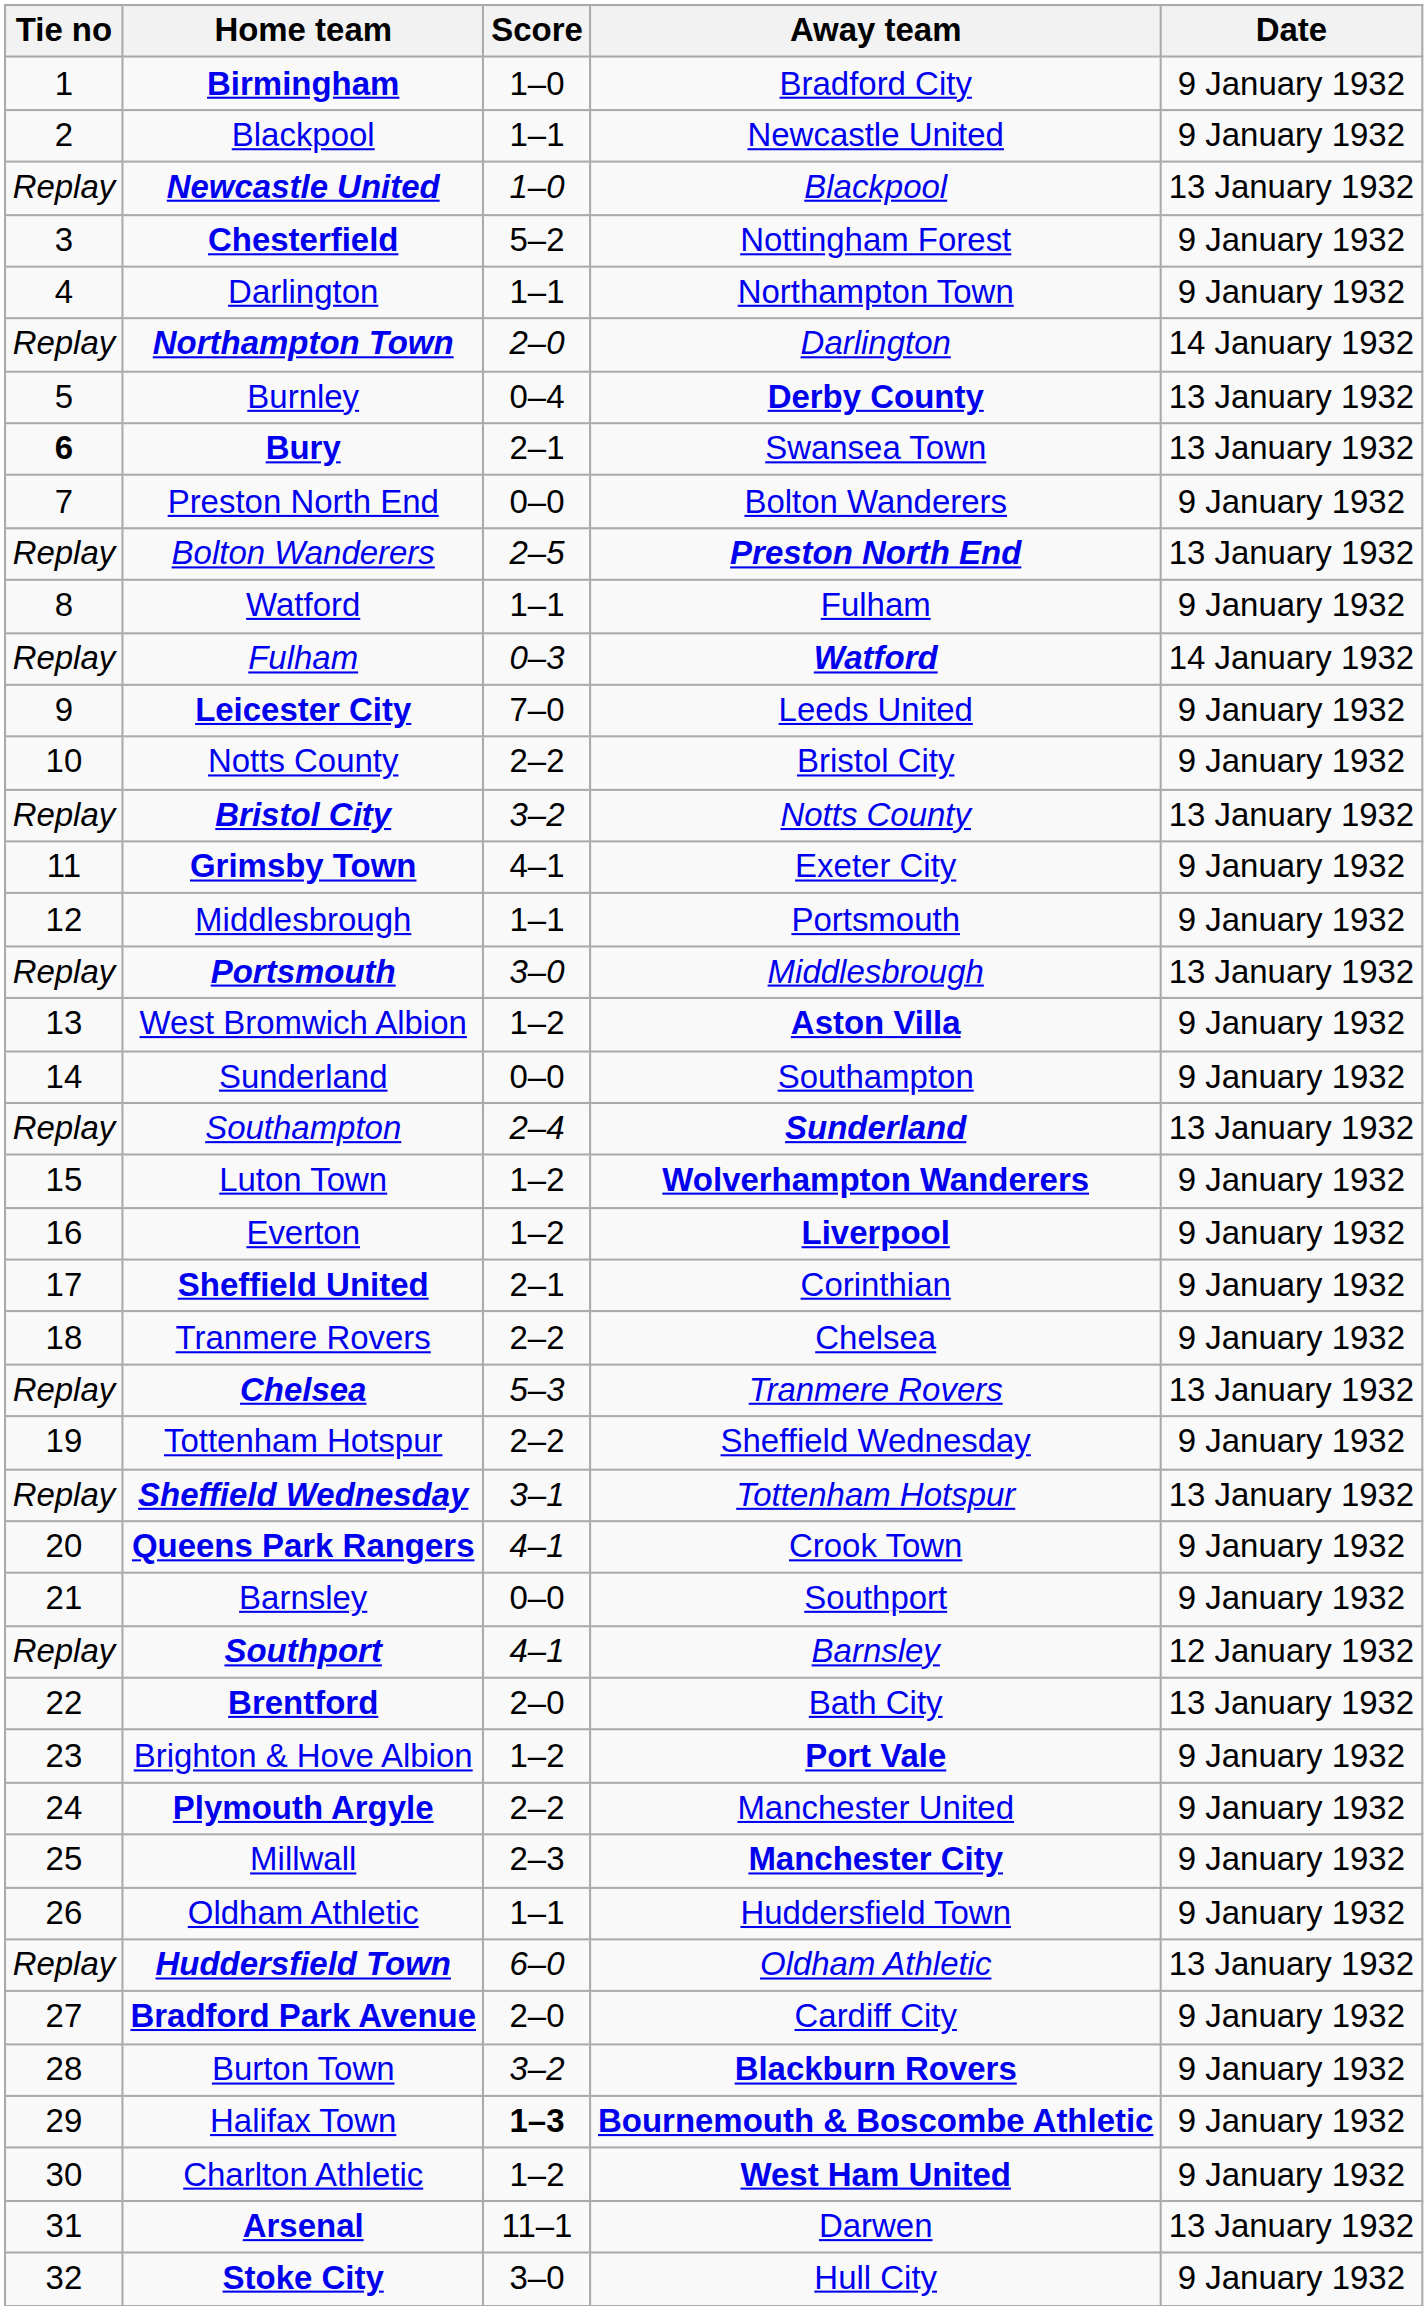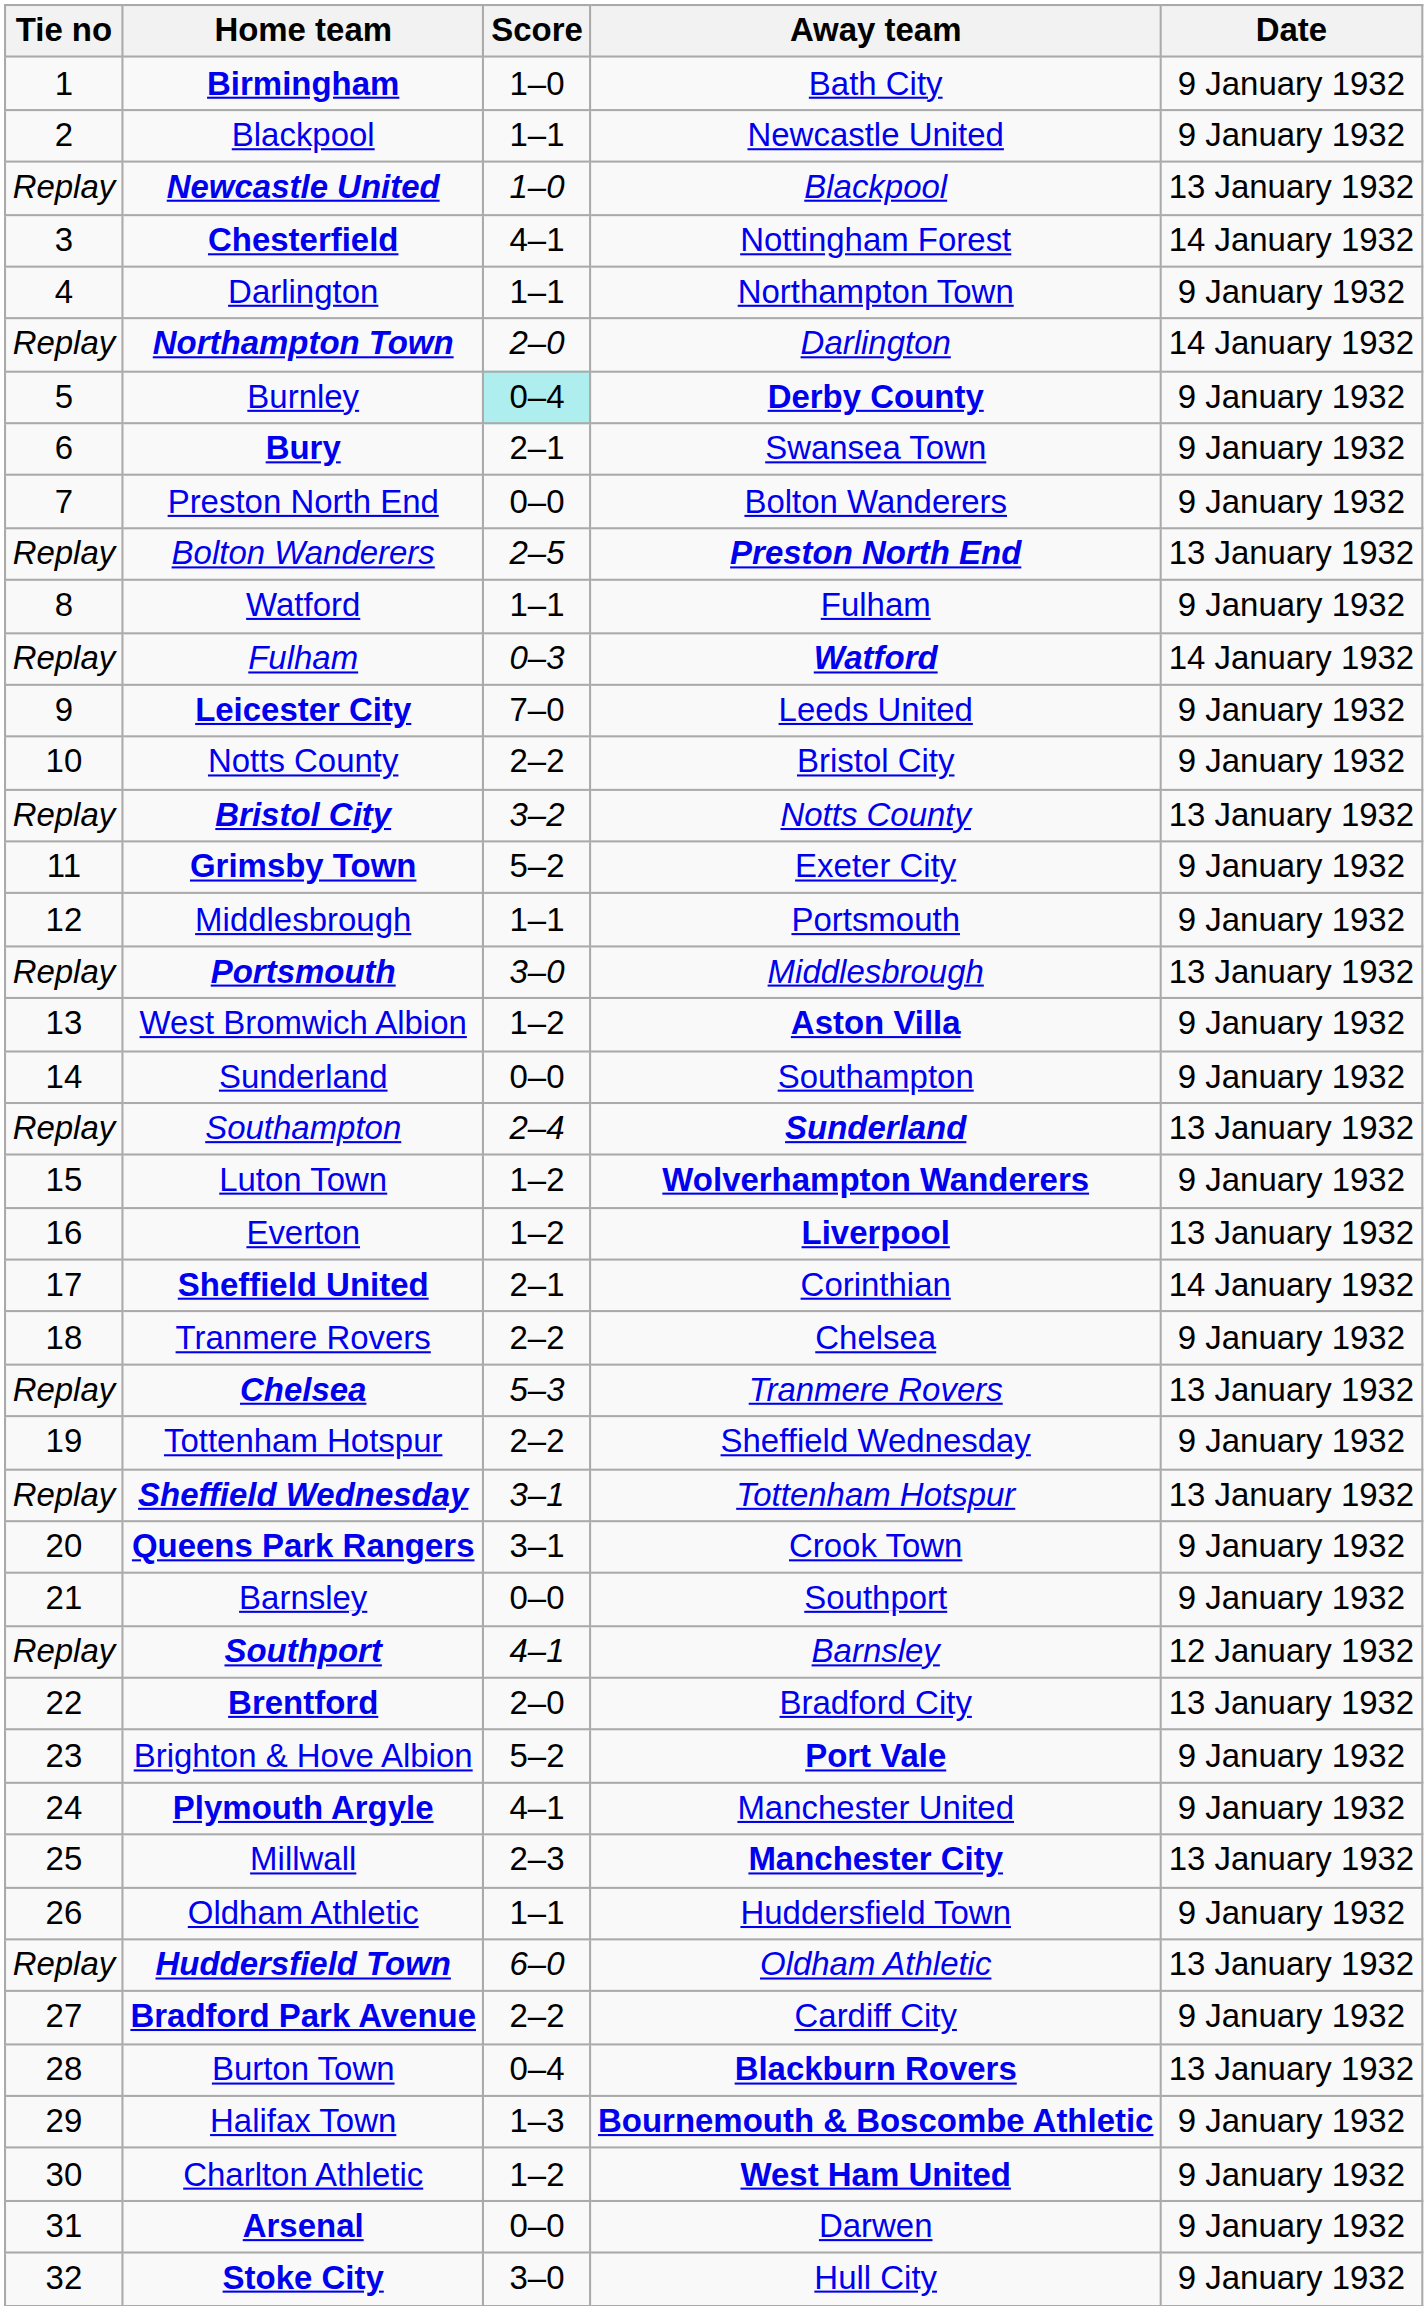(876, 82) Bradford City -> (876, 82) Bath City
(537, 239) 5–2 -> (537, 239) 4–1
(1291, 239) 9 January 1932 -> (1291, 239) 14 January 1932
(537, 396) no background -> (537, 396) paleturquoise background
(1291, 396) 13 January 1932 -> (1291, 396) 9 January 1932
(64, 448) bold -> (64, 448) normal
(1291, 448) 13 January 1932 -> (1291, 448) 9 January 1932
(537, 866) 4–1 -> (537, 866) 5–2
(1291, 1232) 9 January 1932 -> (1291, 1232) 13 January 1932
(1291, 1285) 9 January 1932 -> (1291, 1285) 14 January 1932
(537, 1546) 4–1 -> (537, 1546) 3–1
(876, 1703) Bath City -> (876, 1703) Bradford City
(537, 1755) 1–2 -> (537, 1755) 5–2
(537, 1807) 2–2 -> (537, 1807) 4–1
(1291, 1860) 9 January 1932 -> (1291, 1860) 13 January 1932
(537, 2016) 2–0 -> (537, 2016) 2–2
(537, 2069) 3–2 -> (537, 2069) 0–4
(1291, 2069) 9 January 1932 -> (1291, 2069) 13 January 1932
(537, 2121) bold -> (537, 2121) normal
(537, 2226) 11–1 -> (537, 2226) 0–0
(1291, 2226) 13 January 1932 -> (1291, 2226) 9 January 1932
